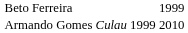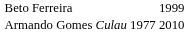(143, 25) 1999 -> (143, 25) 1977
